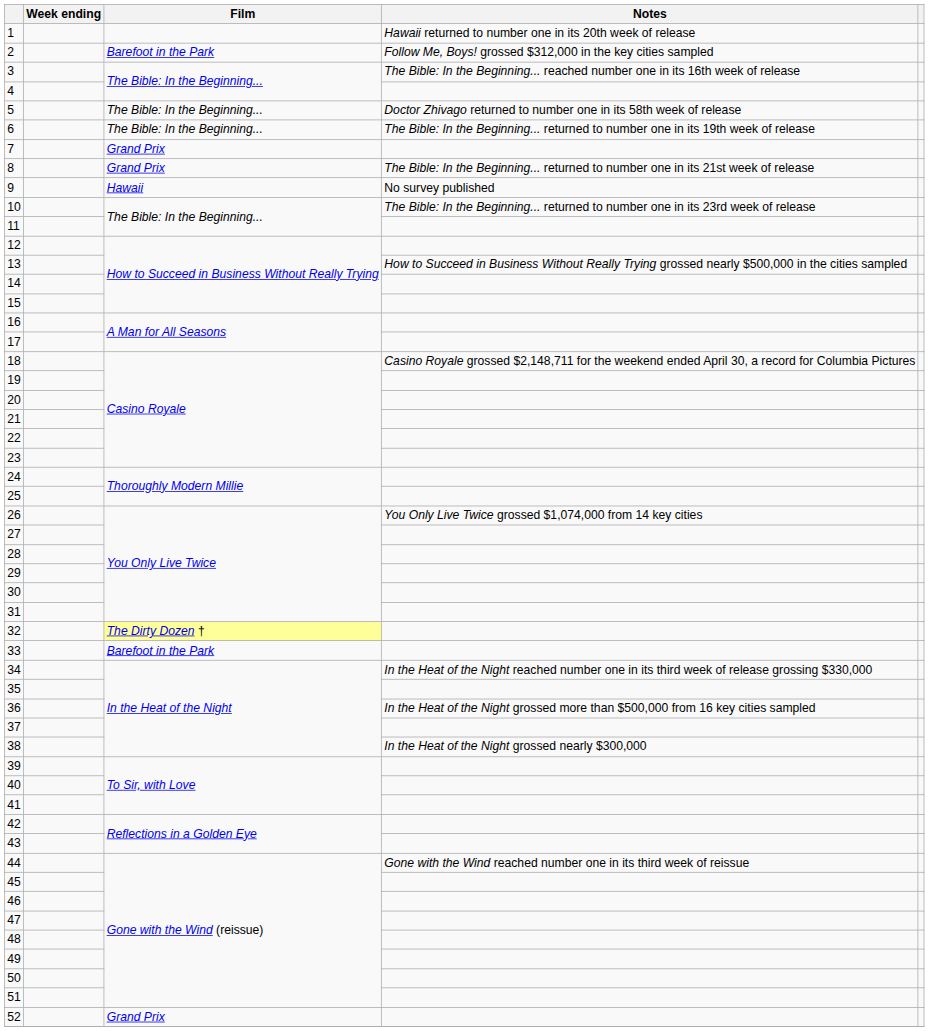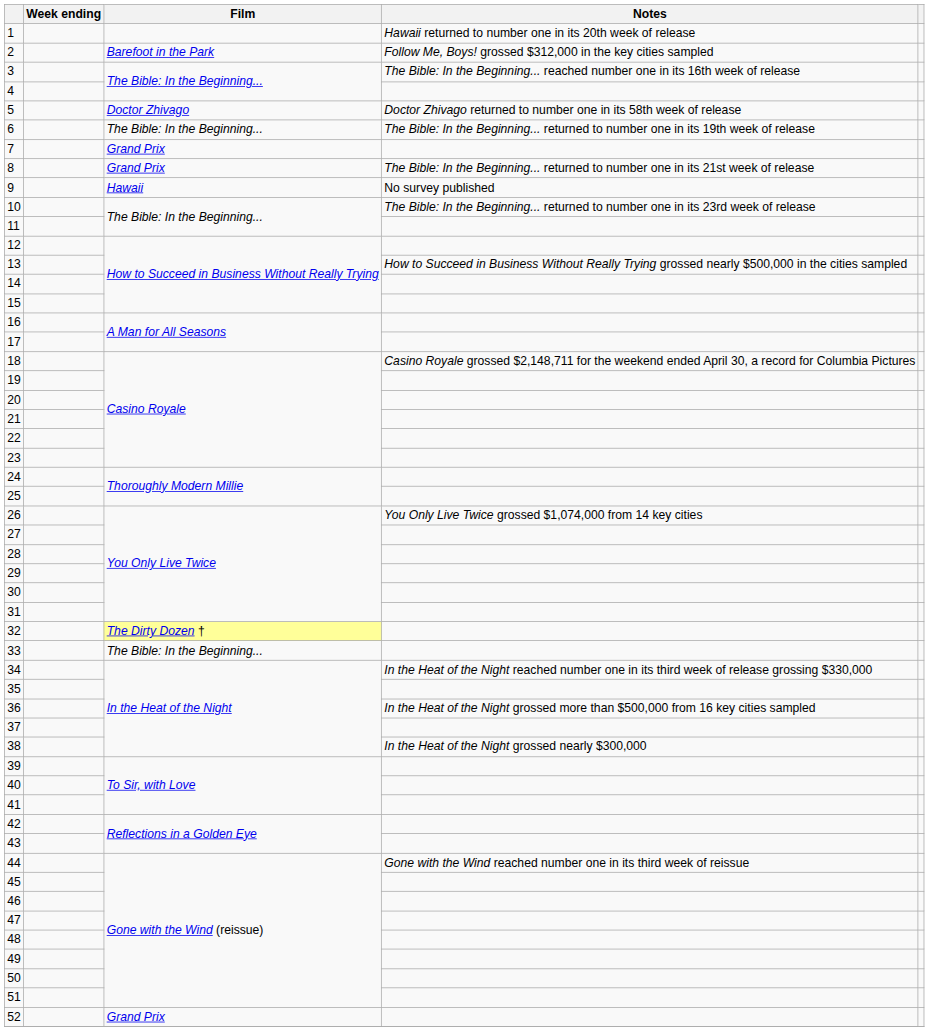(185, 110) The Bible: In the Beginning... -> (148, 110) Doctor Zhivago
(160, 650) Barefoot in the Park -> (185, 650) The Bible: In the Beginning...
